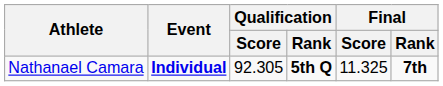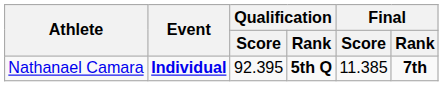(259, 69) 92.305 -> (259, 69) 92.395
(364, 69) 11.325 -> (364, 69) 11.385
